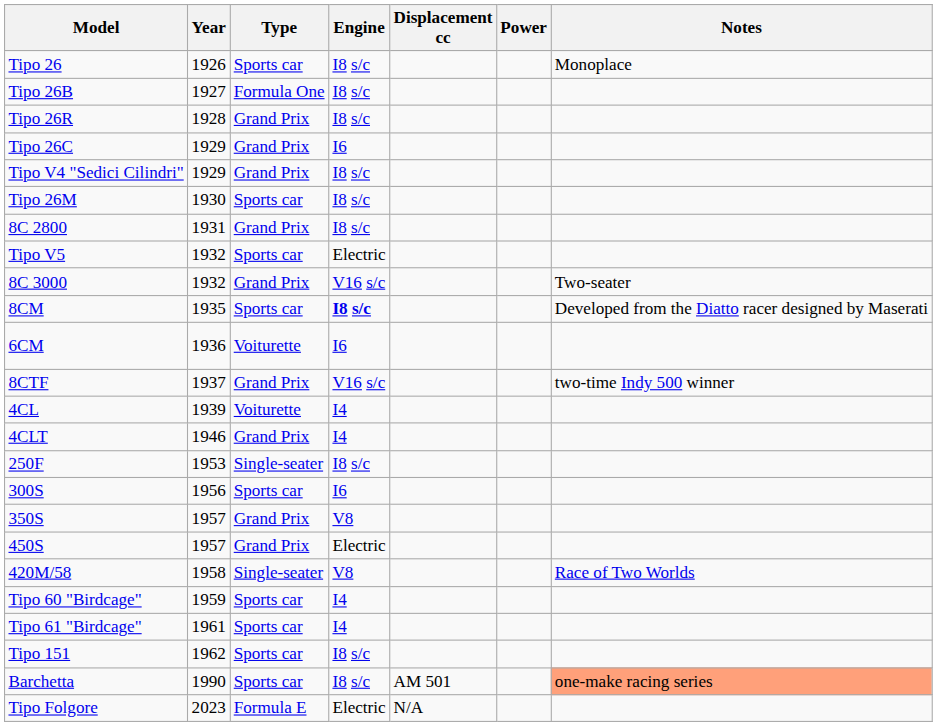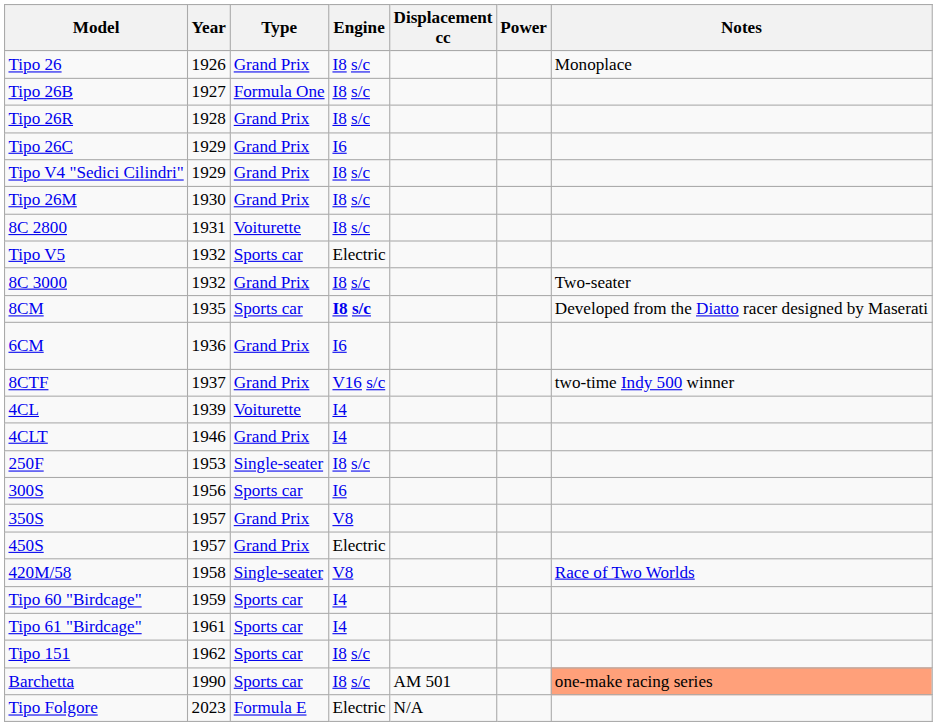(268, 64) Sports car -> (272, 64) Grand Prix
(268, 200) Sports car -> (272, 200) Grand Prix
(272, 227) Grand Prix -> (267, 227) Voiturette
(359, 281) V16 s/c -> (351, 281) I8 s/c
(267, 345) Voiturette -> (272, 345) Grand Prix
